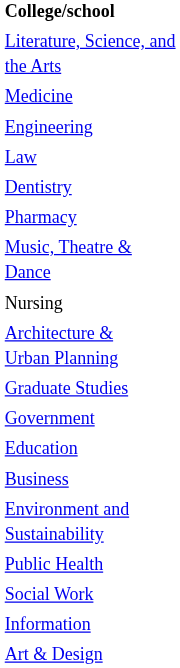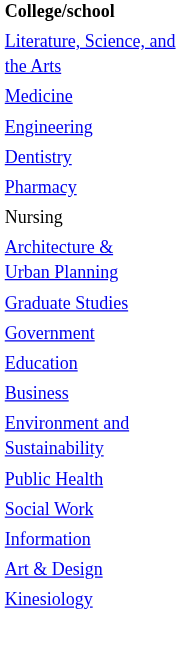- row: (21, 156)
- row: (68, 259)
+ row: (49, 599)
